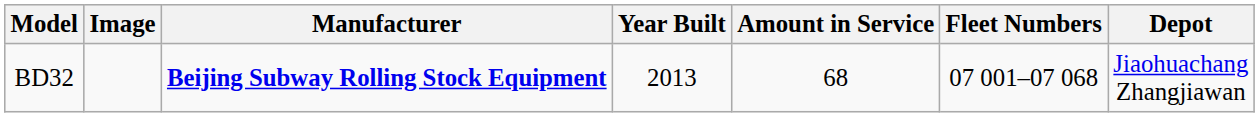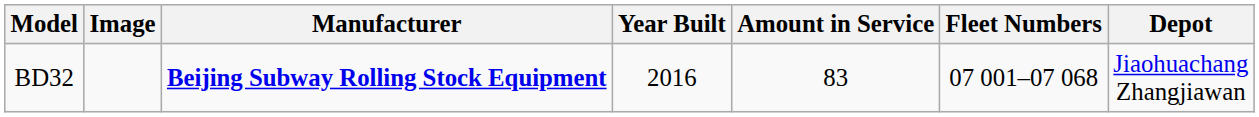(672, 77) 2013 -> (672, 77) 2016
(836, 77) 68 -> (836, 77) 83
